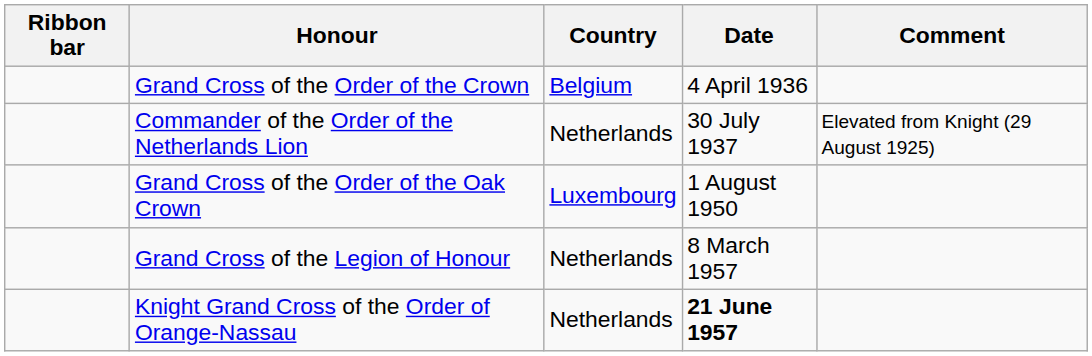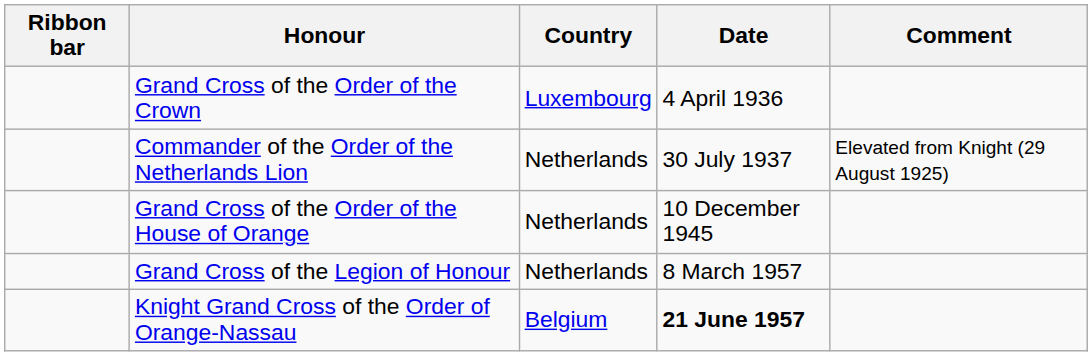(591, 84) Belgium -> (588, 97) Luxembourg
+ row: (296, 221)
- row: (320, 195)
(611, 319) Netherlands -> (566, 319) Belgium
